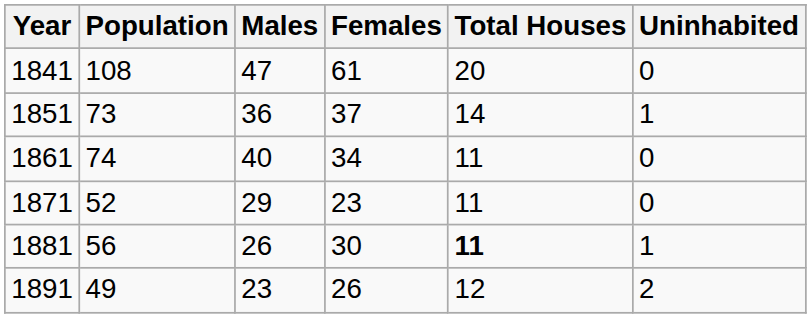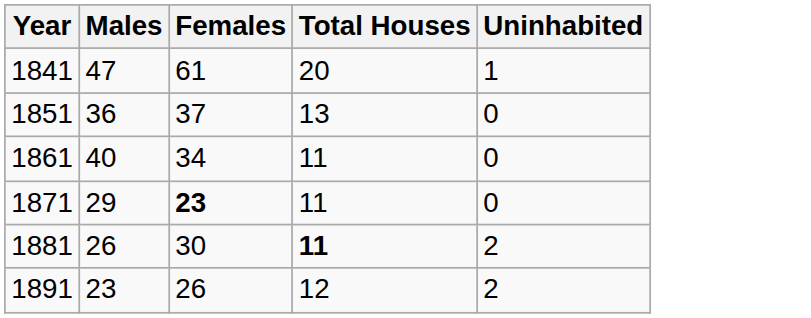- column: (157, 26)
(647, 70) 0 -> (491, 70) 1
(470, 114) 14 -> (314, 114) 13
(647, 114) 1 -> (491, 114) 0
(346, 202) normal -> (191, 202) bold
(647, 245) 1 -> (491, 245) 2
